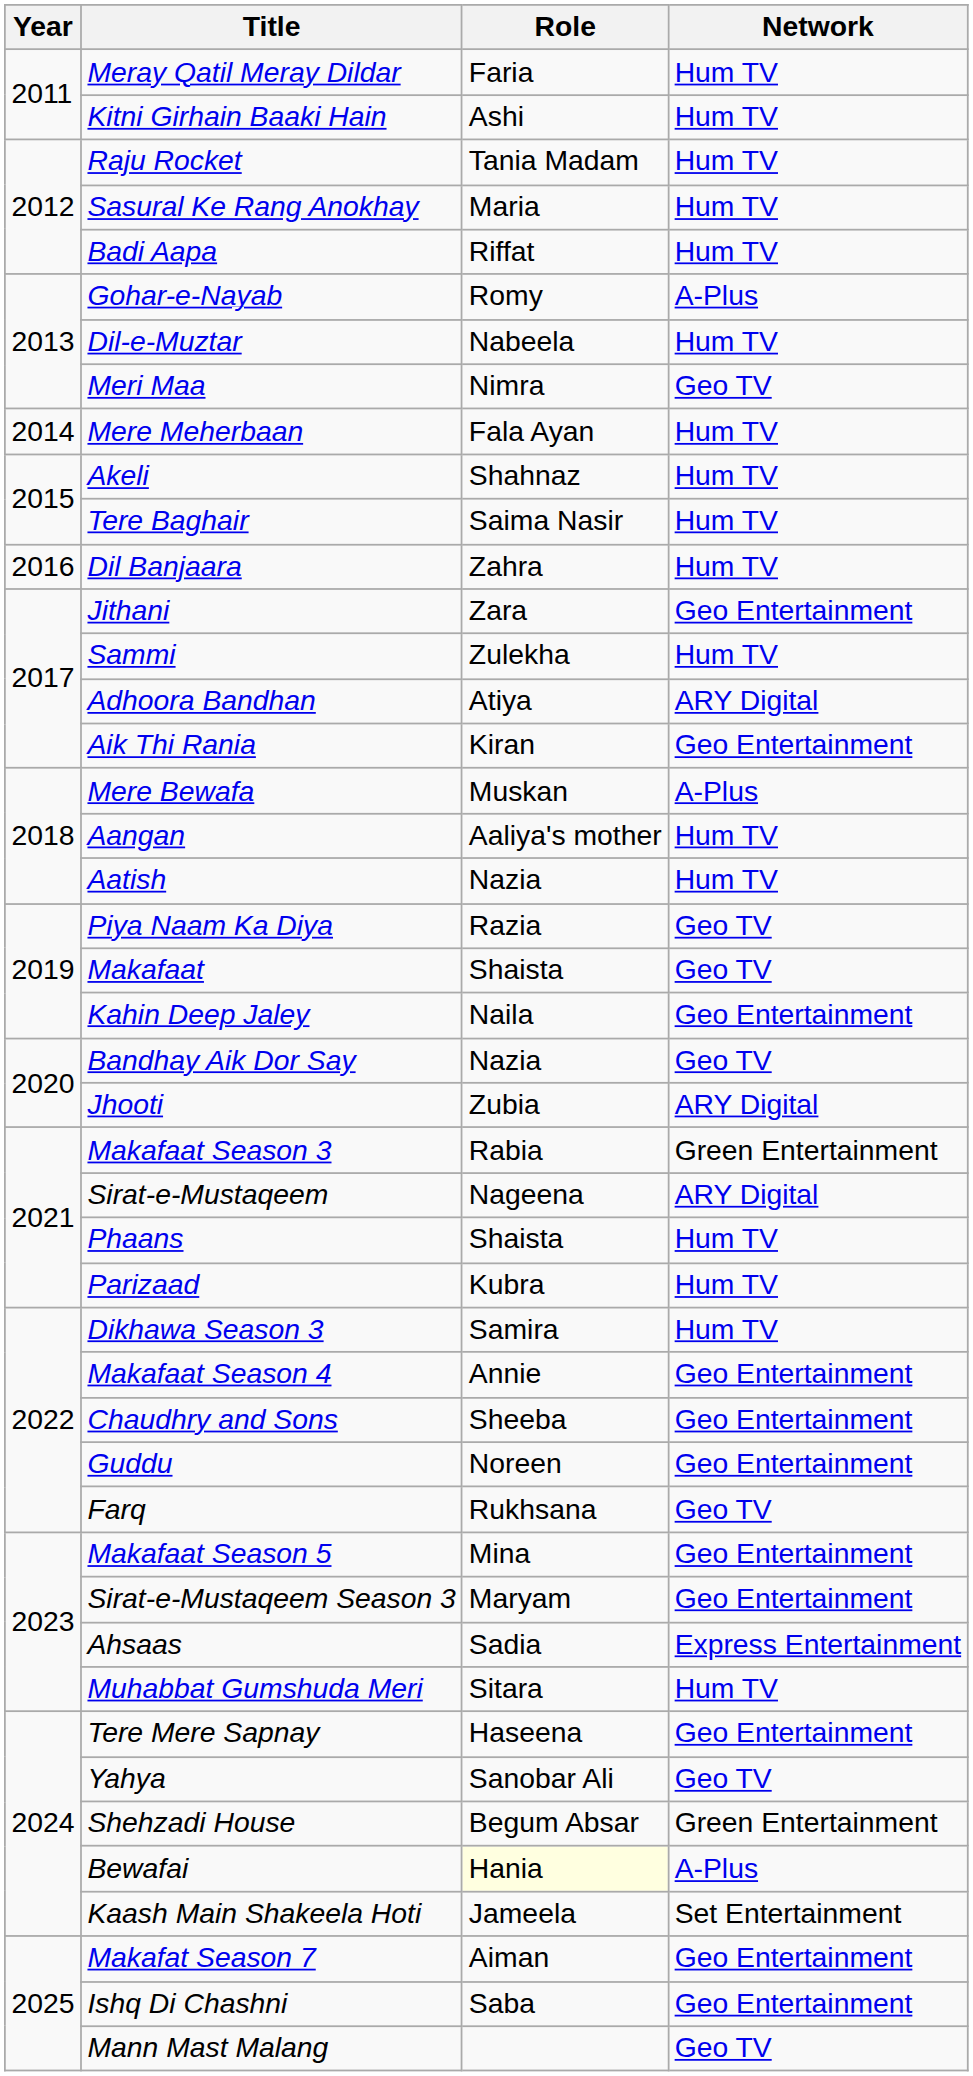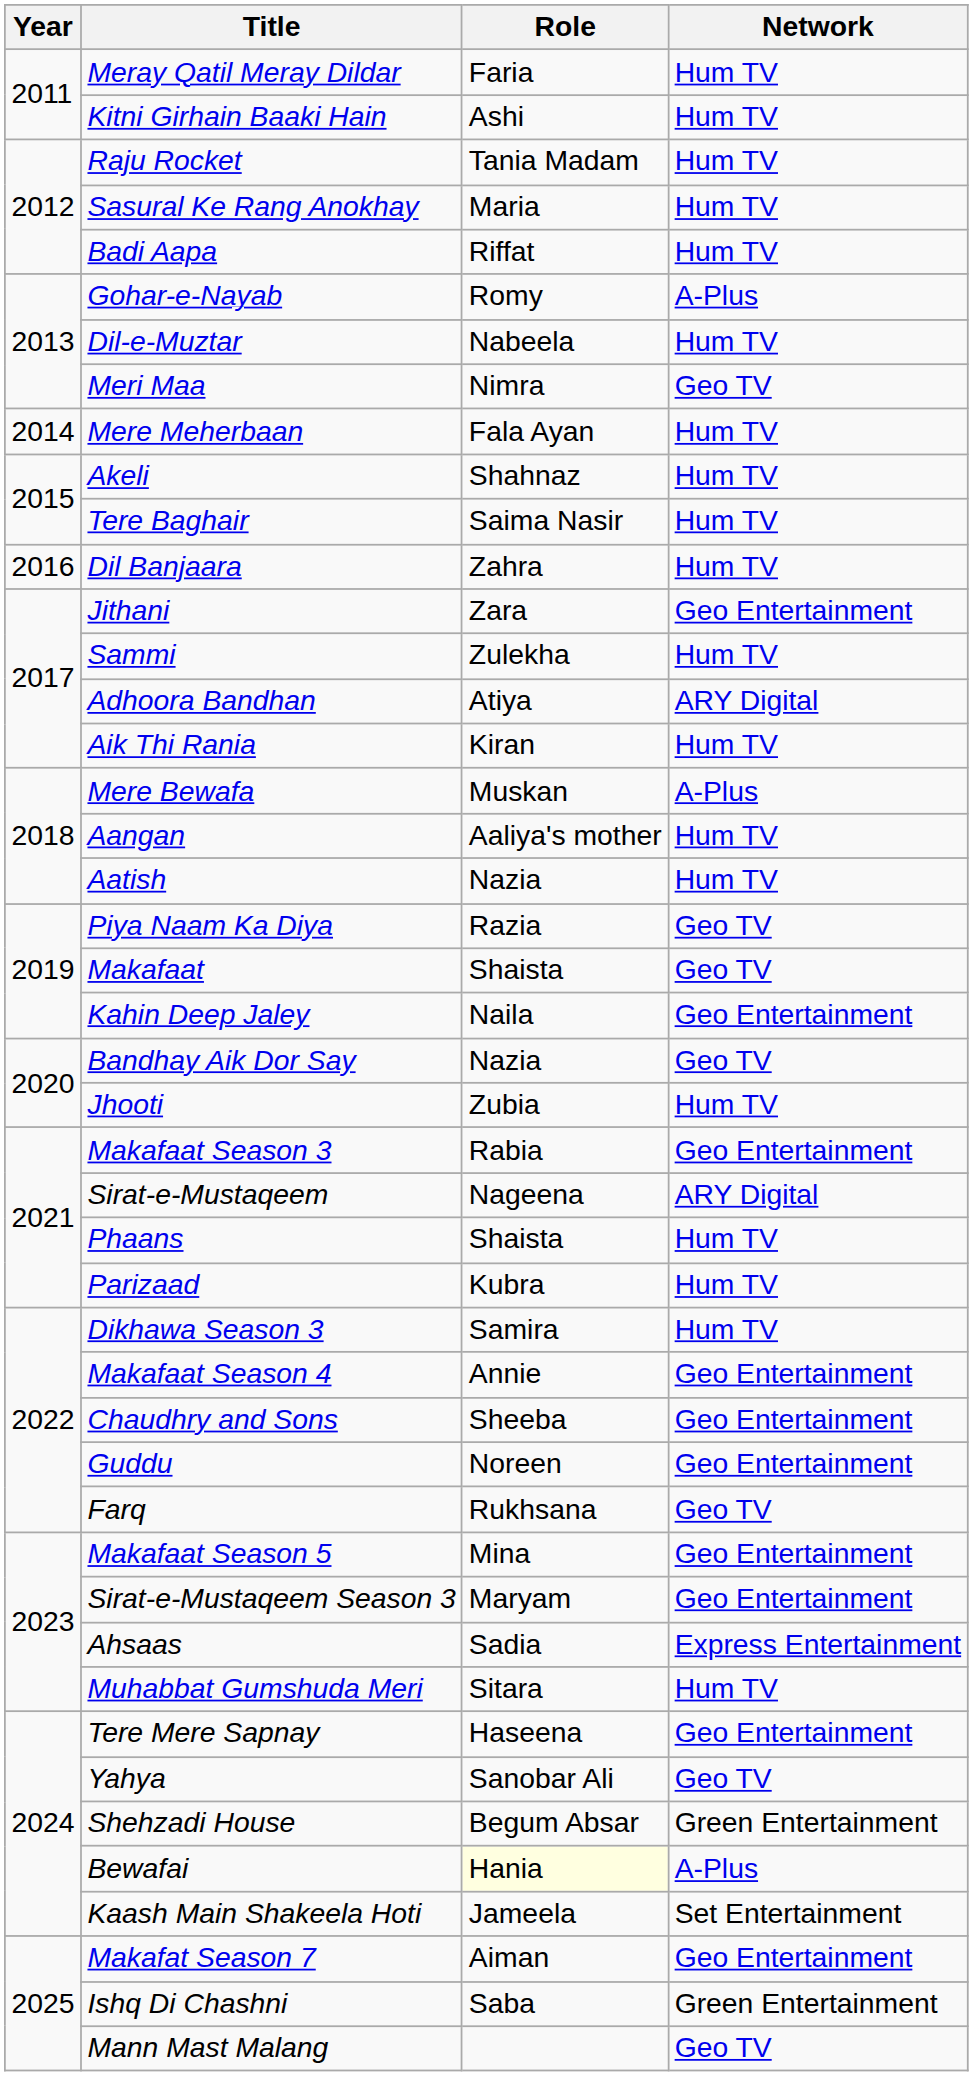(793, 745) Geo Entertainment -> (726, 745) Hum TV
(747, 1104) ARY Digital -> (726, 1104) Hum TV
(806, 1149) Green Entertainment -> (793, 1149) Geo Entertainment
(793, 2003) Geo Entertainment -> (806, 2003) Green Entertainment
